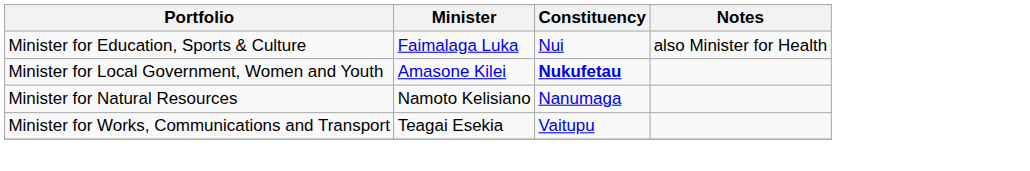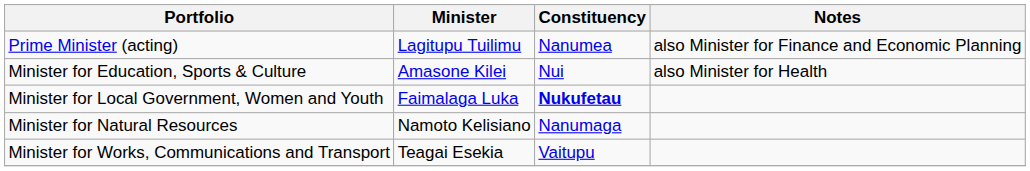+ row: (93, 44)
(458, 44) Faimalaga Luka -> (452, 71) Amasone Kilei
(452, 71) Amasone Kilei -> (458, 98) Faimalaga Luka
